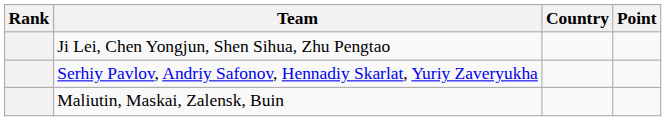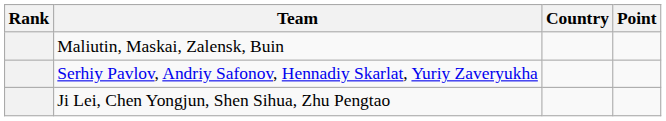rows swapped: (224, 45) <-> (171, 101)
